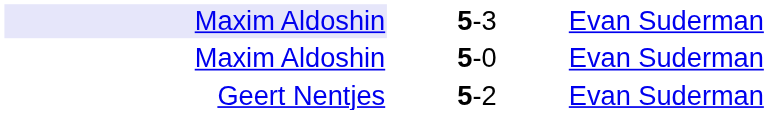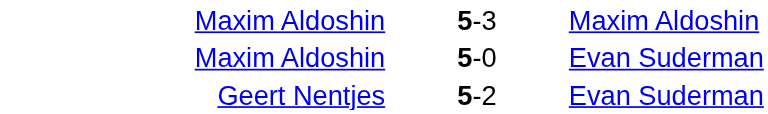(290, 20) lavender background -> (290, 20) no background
(666, 20) Evan Suderman -> (664, 20) Maxim Aldoshin
